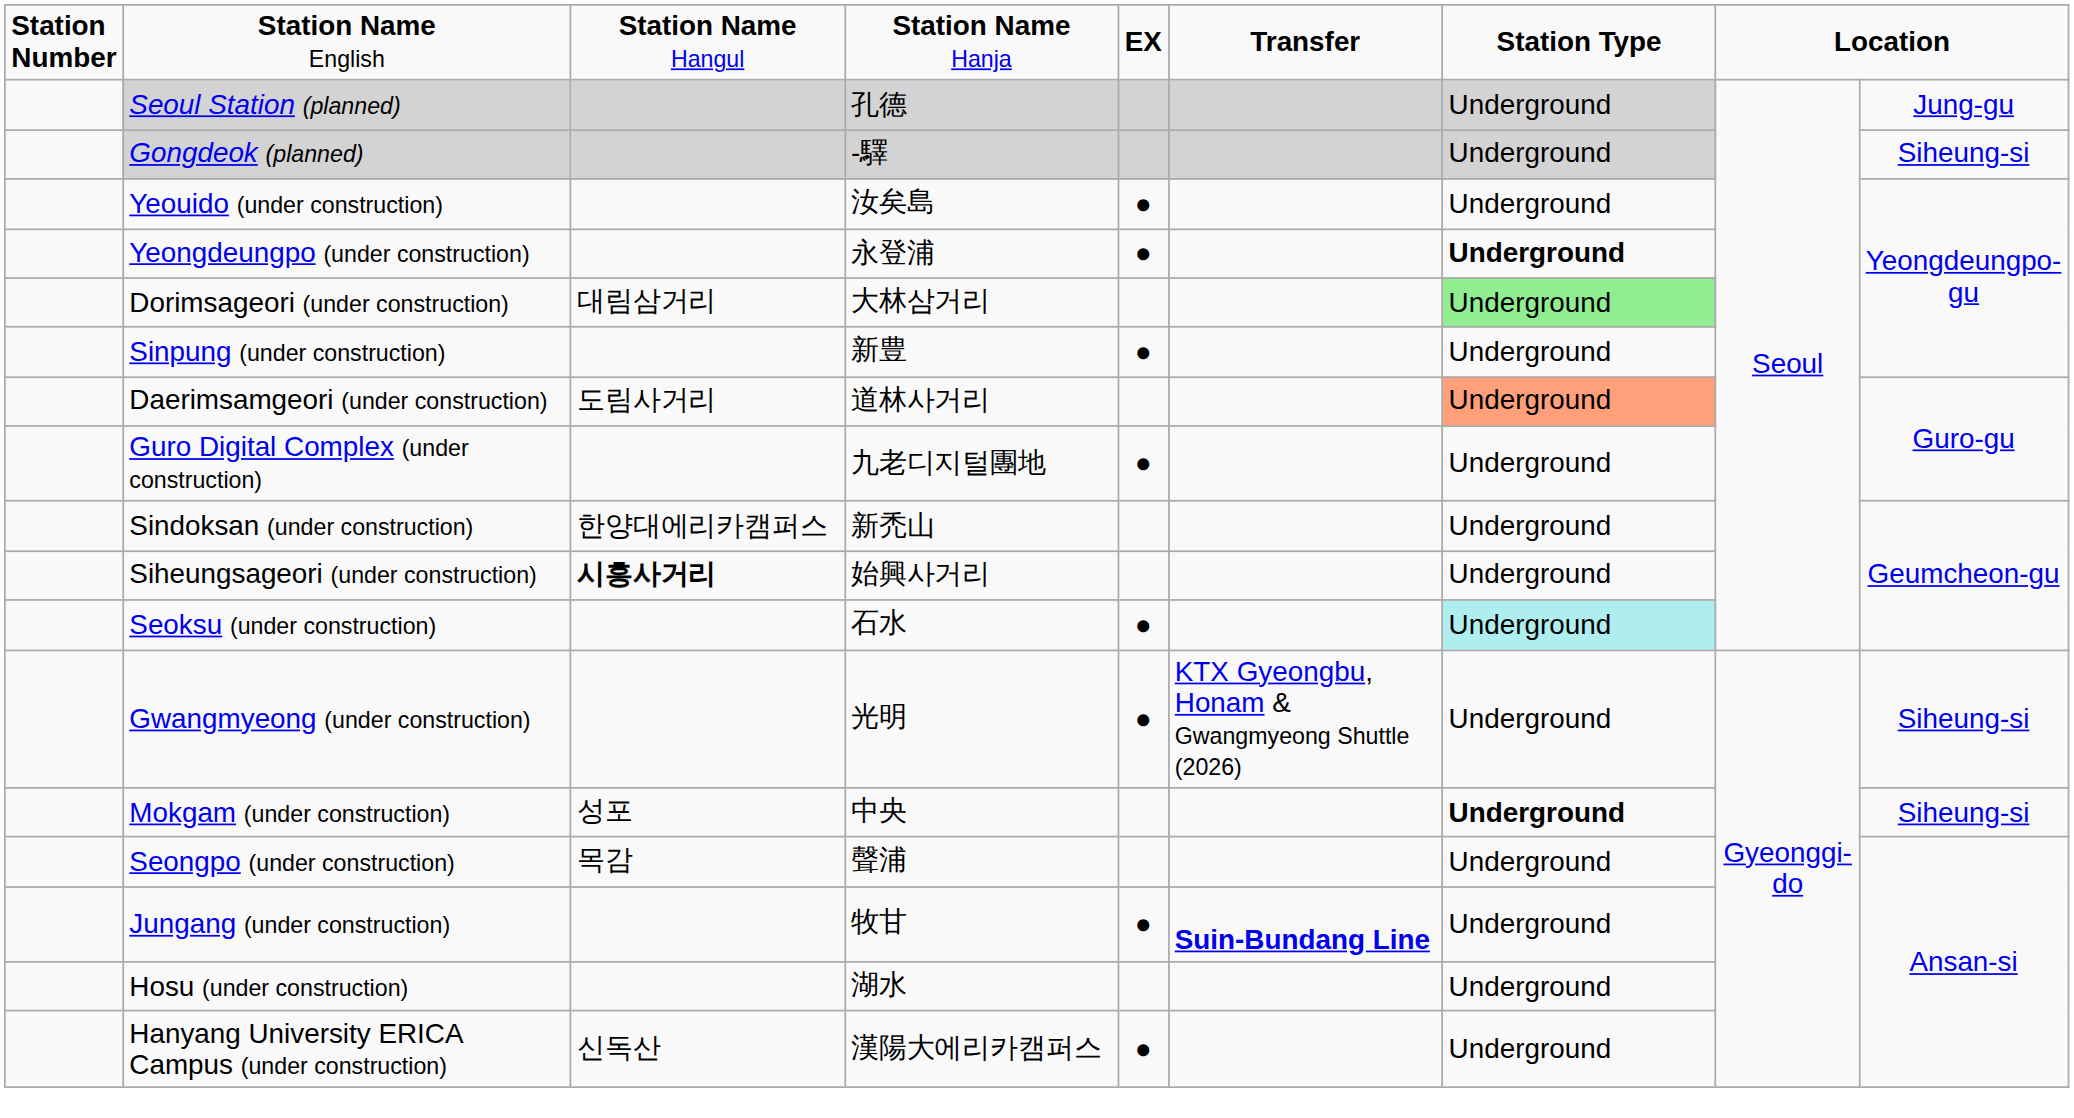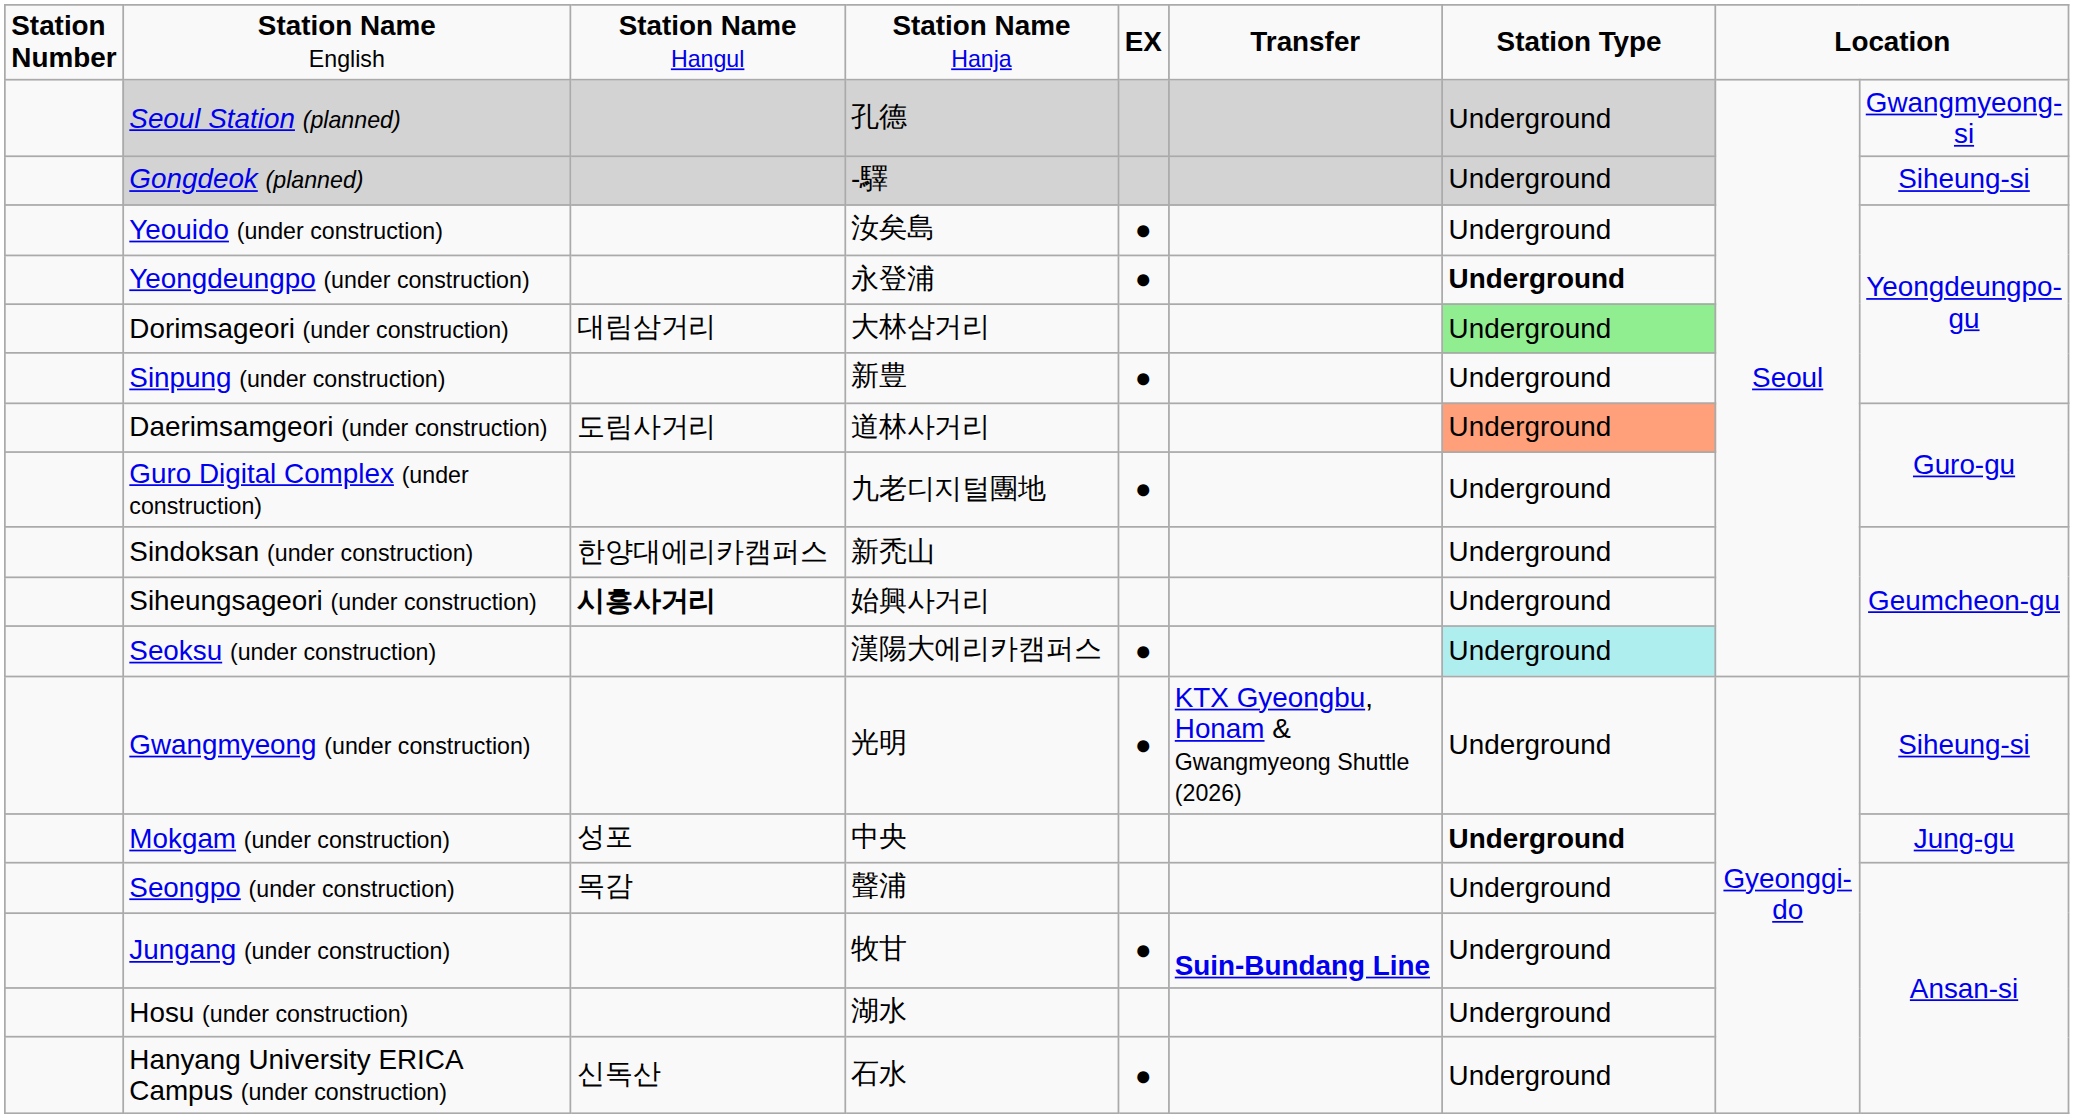(1964, 104) Jung-gu -> (1964, 117) Gwangmyeong-si
(879, 623) 石水 -> (976, 649) 漢陽大에리카캠퍼스
(1964, 811) Siheung-si -> (1964, 838) Jung-gu
(976, 1047) 漢陽大에리카캠퍼스 -> (879, 1073) 石水
